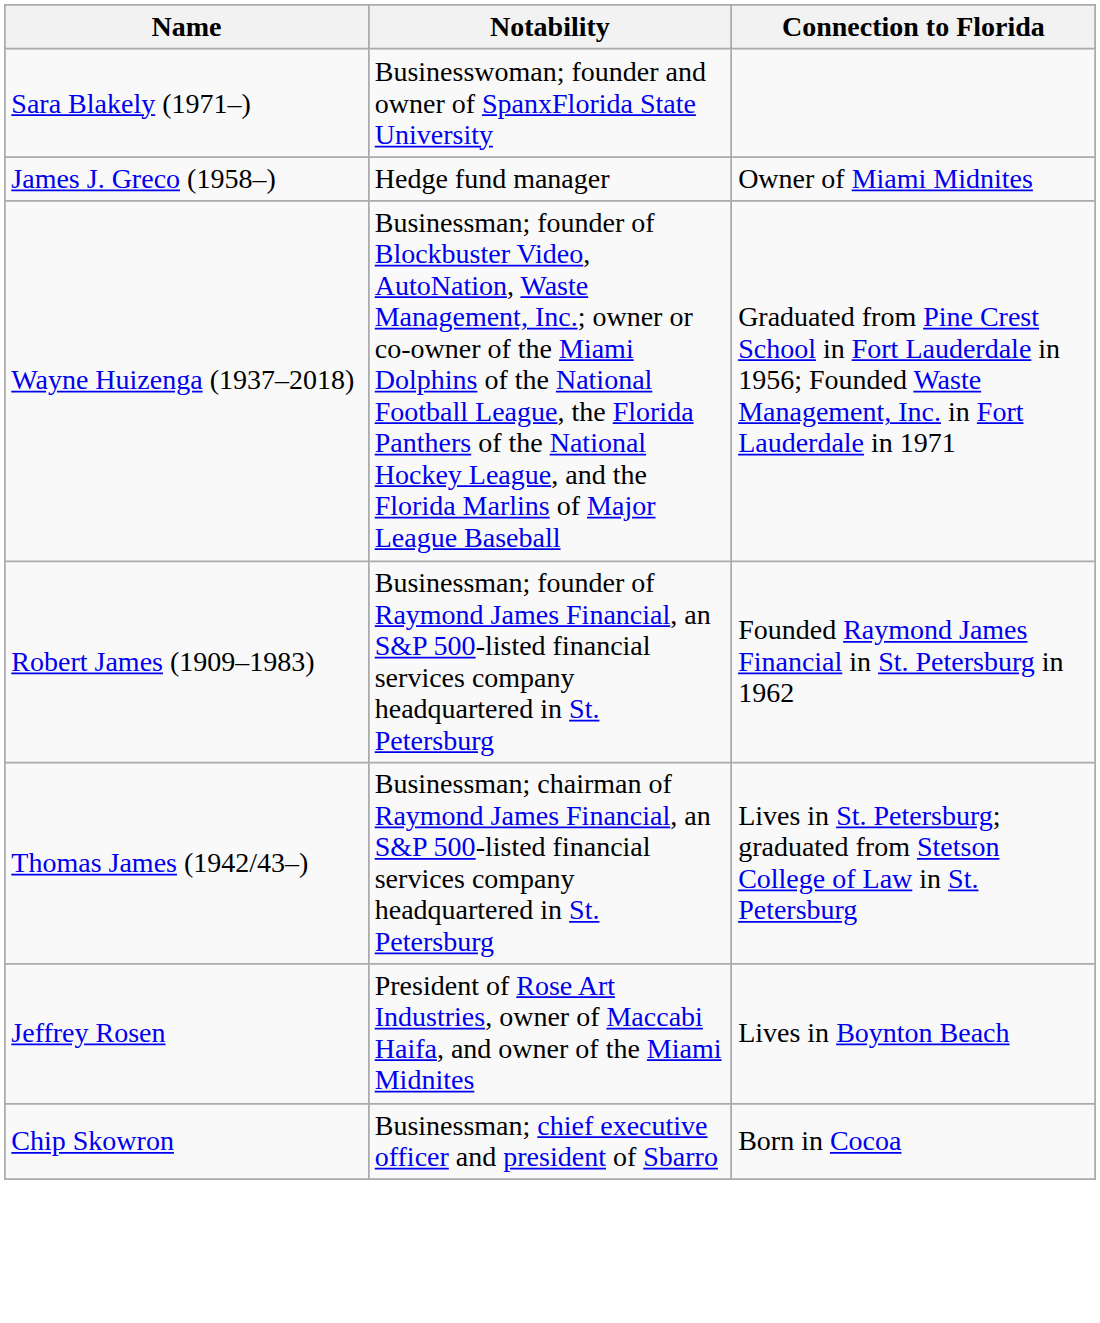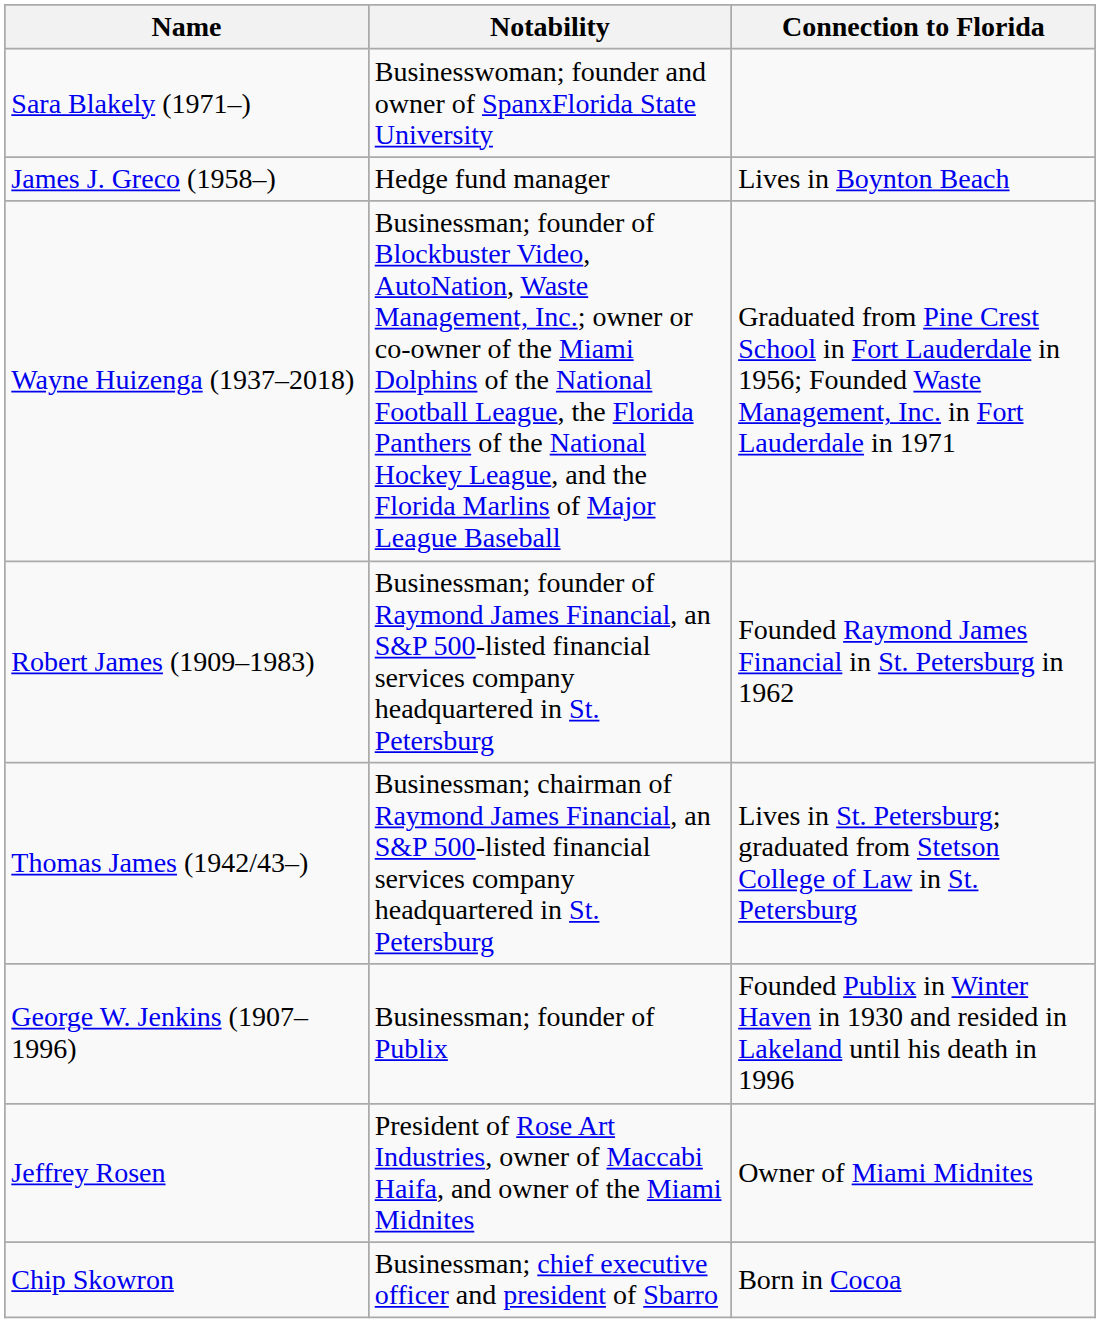(886, 178) Owner of Miami Midnites -> (874, 178) Lives in Boynton Beach
+ row: (160, 1033)
(874, 1033) Lives in Boynton Beach -> (886, 1172) Owner of Miami Midnites
